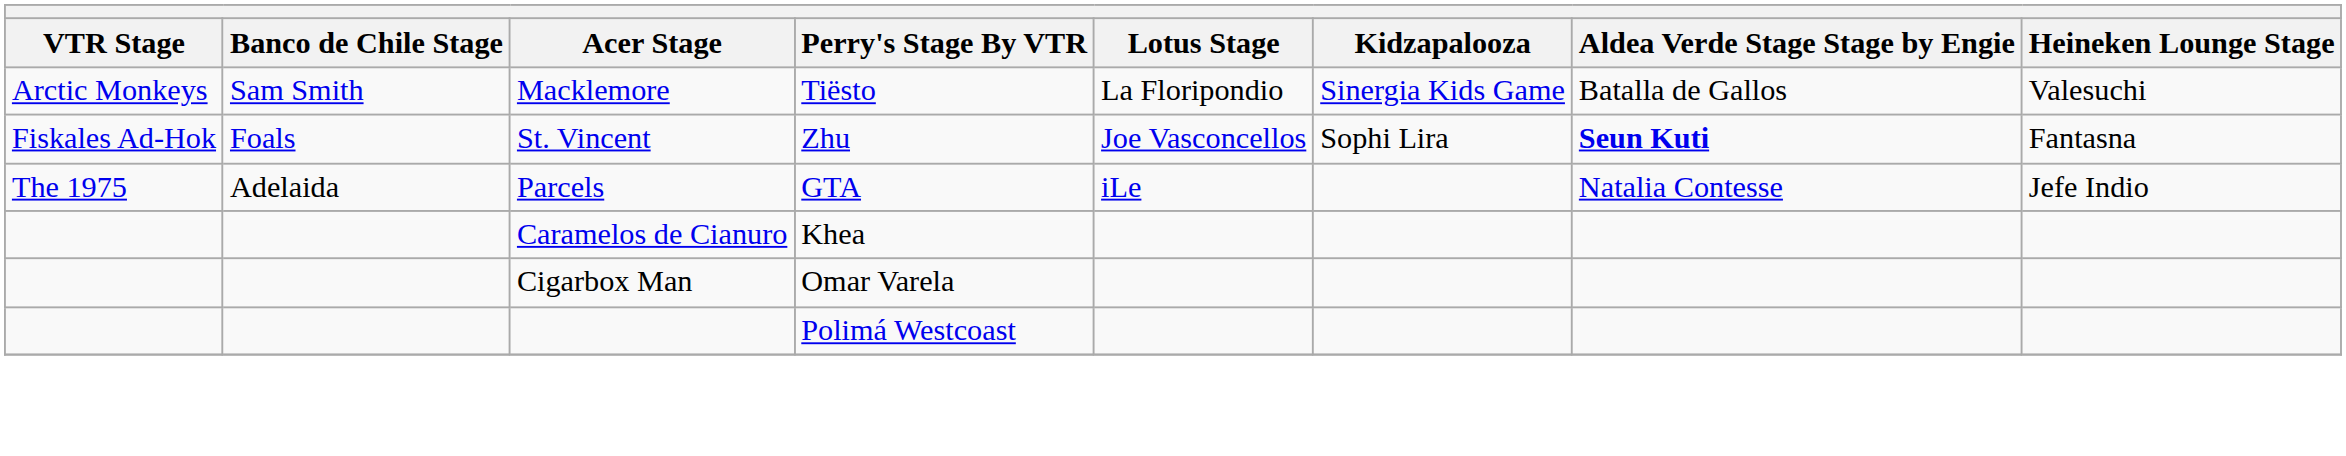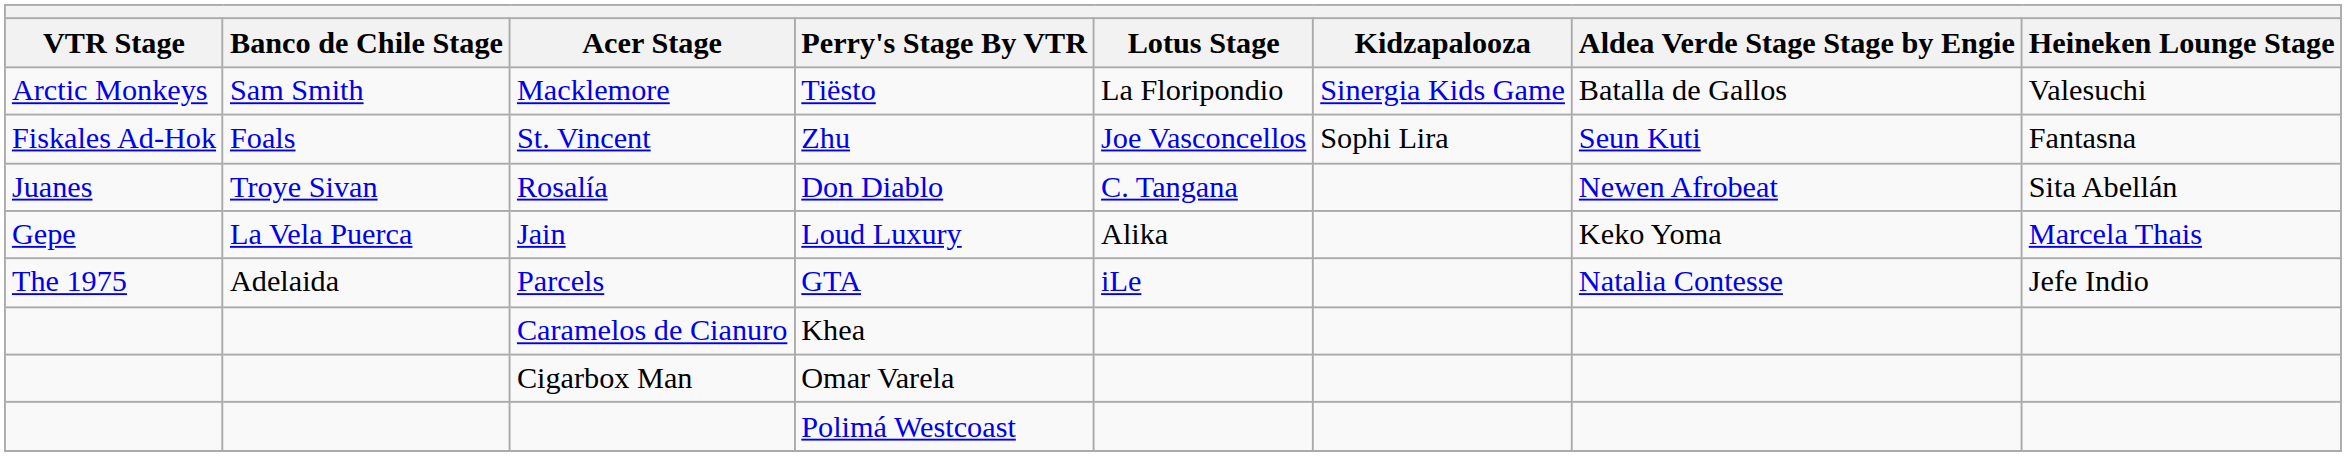(1644, 138) bold -> (1640, 138) normal
+ row: (562, 186)
+ row: (541, 234)
